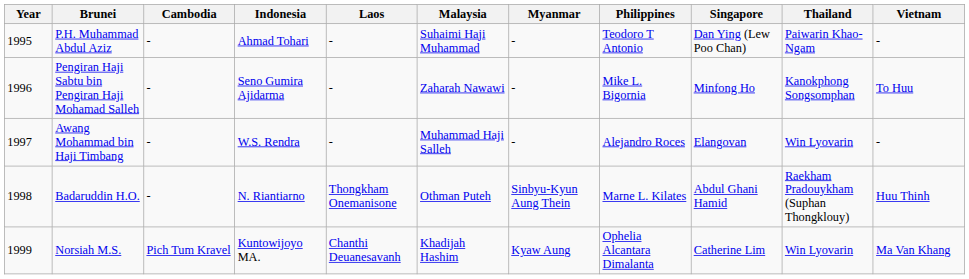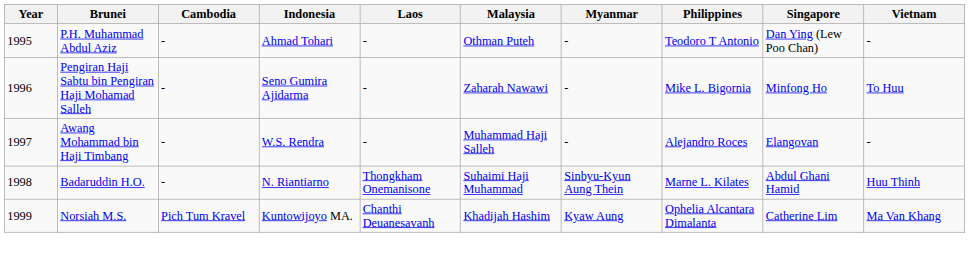- column: (828, 14)
(453, 40) Suhaimi Haji Muhammad -> (499, 40) Othman Puteh
(455, 196) Othman Puteh -> (496, 182) Suhaimi Haji Muhammad
